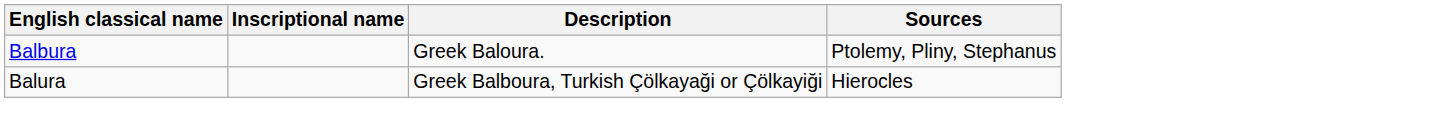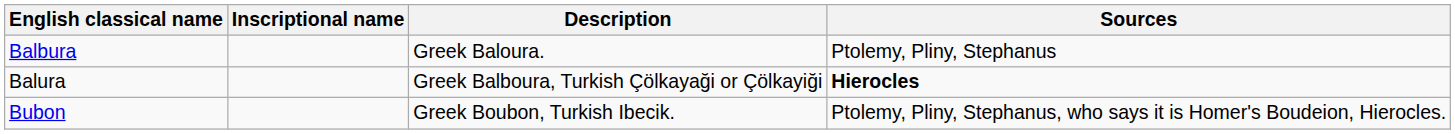(872, 81) normal -> (875, 81) bold
+ row: (37, 112)
